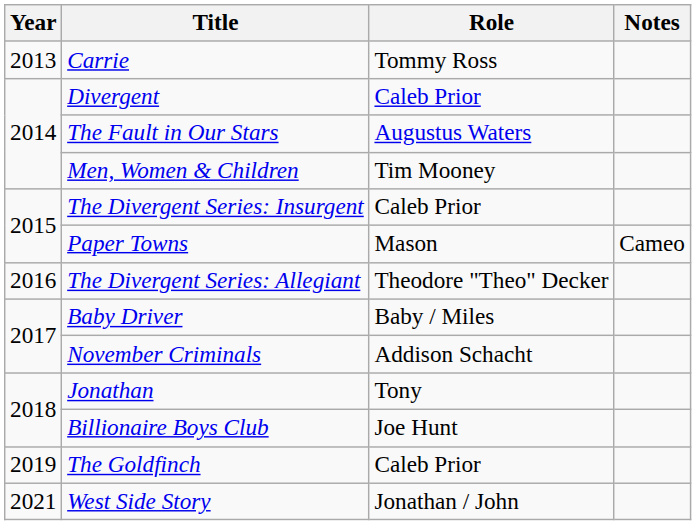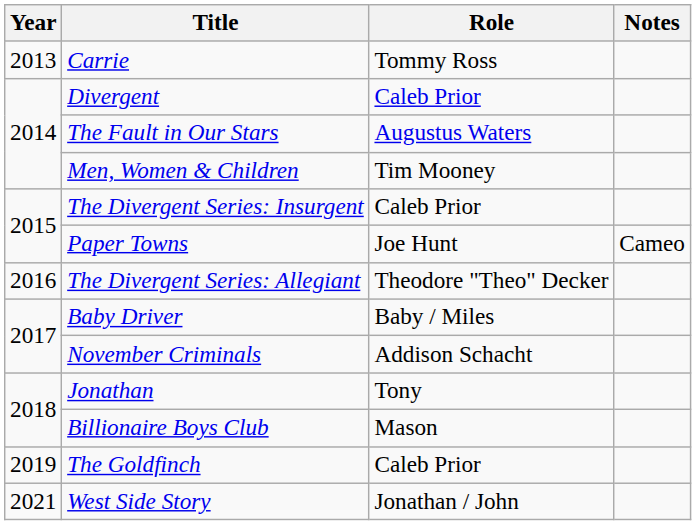(406, 243) Mason -> (416, 243) Joe Hunt
(416, 427) Joe Hunt -> (406, 427) Mason
